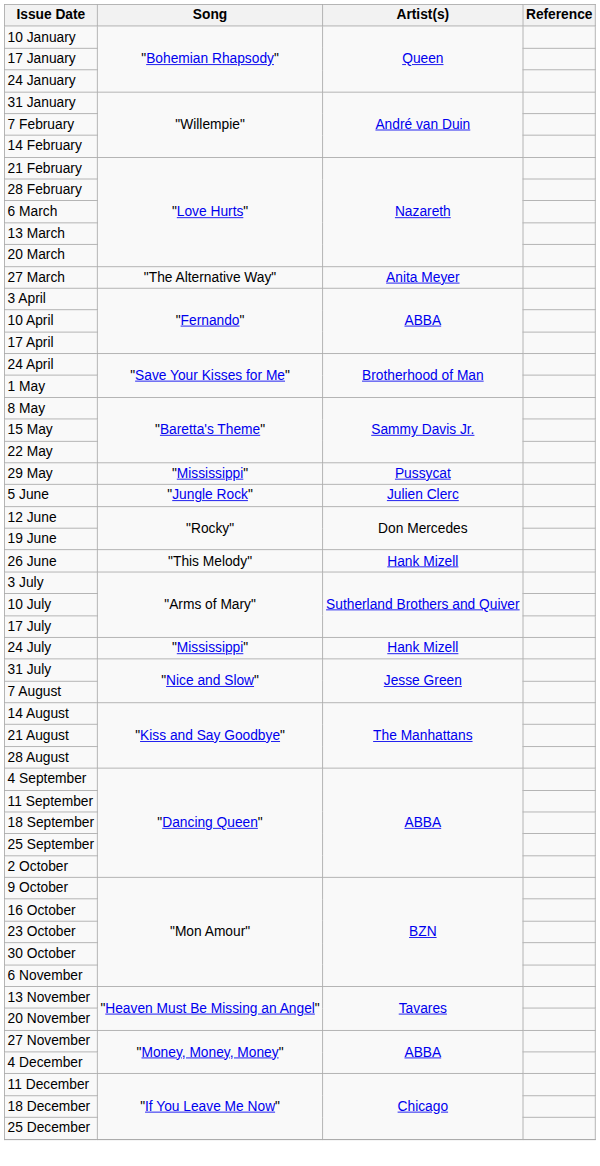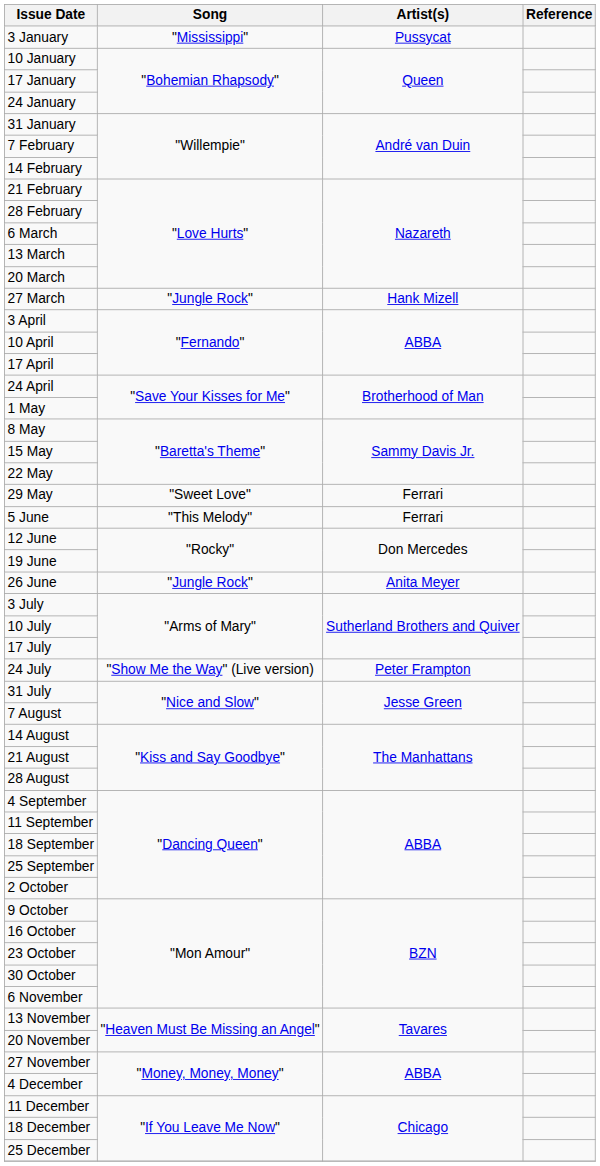+ row: (38, 37)
(210, 277) "The Alternative Way" -> (210, 299) "Jungle Rock"
(423, 277) Anita Meyer -> (423, 299) Hank Mizell
(210, 473) "Mississippi" -> (210, 495) "Sweet Love"
(423, 473) Pussycat -> (423, 495) Ferrari
(210, 495) "Jungle Rock" -> (210, 517) "This Melody"
(423, 495) Julien Clerc -> (423, 517) Ferrari
(210, 560) "This Melody" -> (210, 582) "Jungle Rock"
(423, 560) Hank Mizell -> (423, 582) Anita Meyer
(210, 648) "Mississippi" -> (210, 670) "Show Me the Way" (Live version)
(423, 648) Hank Mizell -> (423, 670) Peter Frampton
